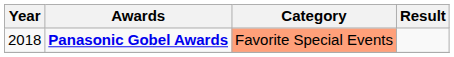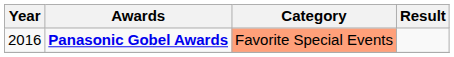(25, 40) 2018 -> (25, 40) 2016
